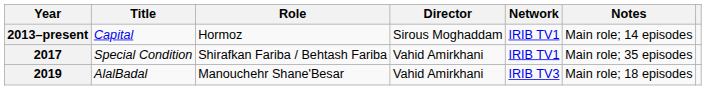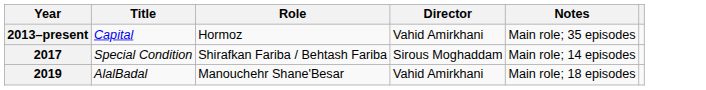- column: (534, 14)
(448, 34) Sirous Moghaddam -> (438, 34) Vahid Amirkhani
(629, 34) Main role; 14 episodes -> (572, 34) Main role; 35 episodes
(438, 54) Vahid Amirkhani -> (448, 54) Sirous Moghaddam
(629, 54) Main role; 35 episodes -> (572, 54) Main role; 14 episodes
